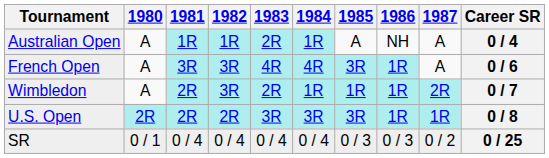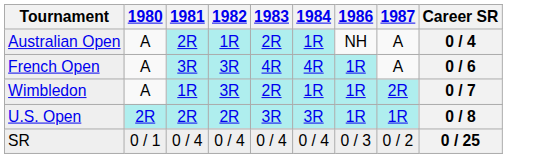- column: (356, 16)
(187, 41) 1R -> (187, 41) 2R
(187, 91) 2R -> (187, 91) 1R
